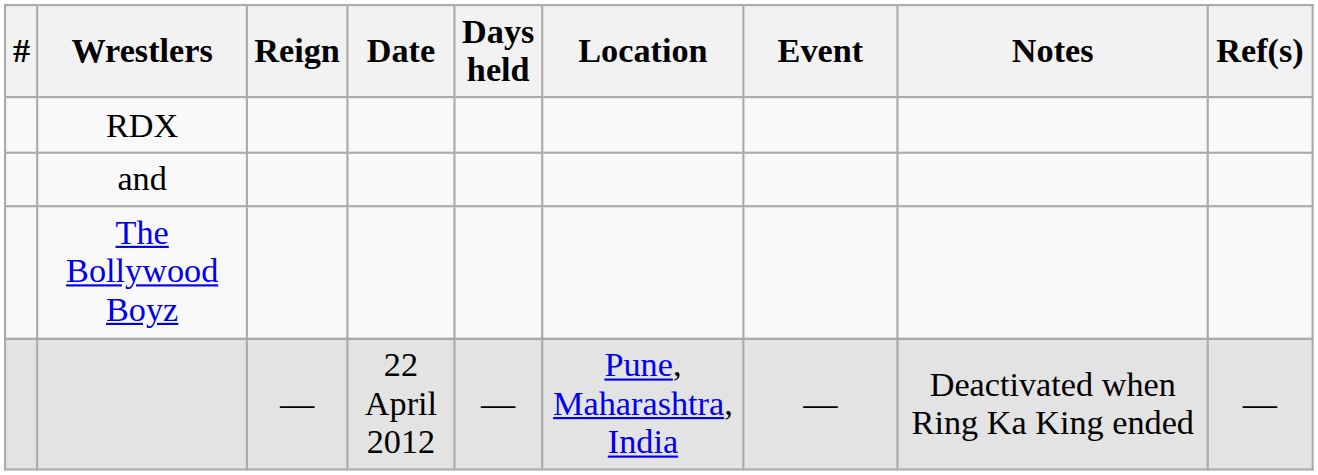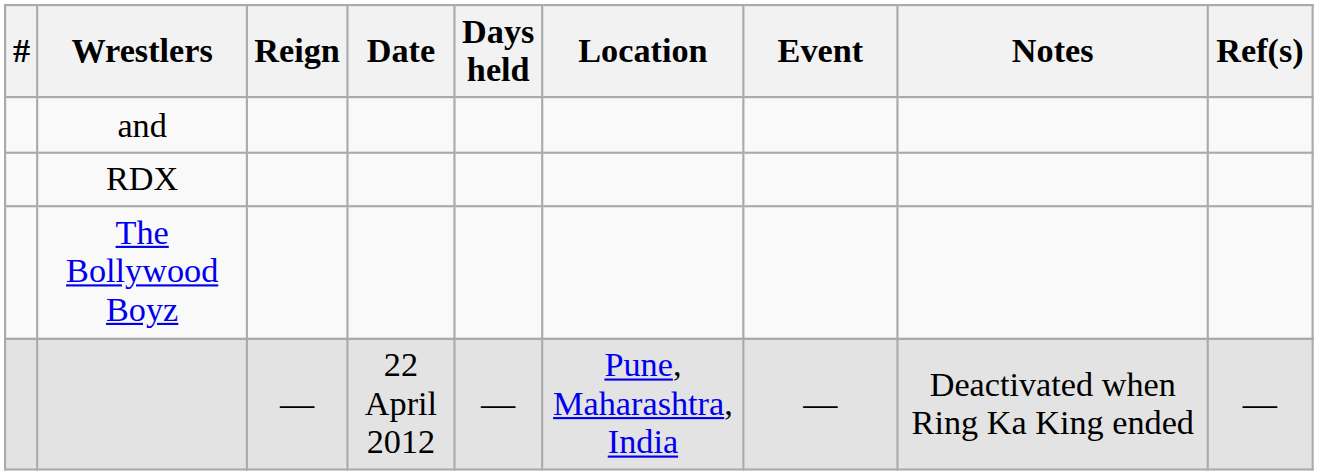rows swapped: (142, 178) <-> (142, 124)
